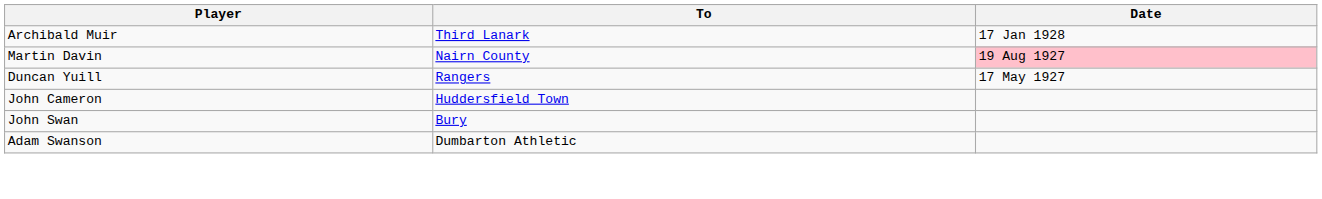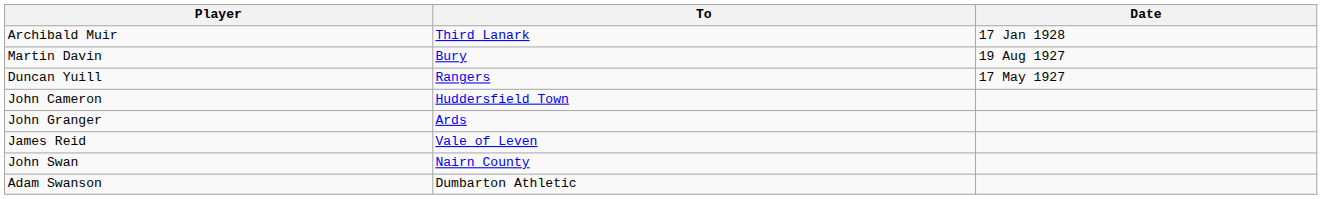(482, 58) Nairn County -> (451, 58) Bury
(1022, 58) pink background -> (1022, 58) no background
+ row: (55, 121)
+ row: (47, 142)
(451, 121) Bury -> (482, 163) Nairn County
